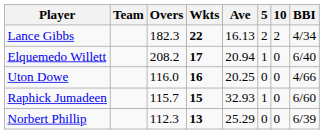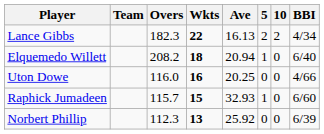(196, 56) 17 -> (196, 56) 18
(240, 118) 25.29 -> (240, 118) 25.92
